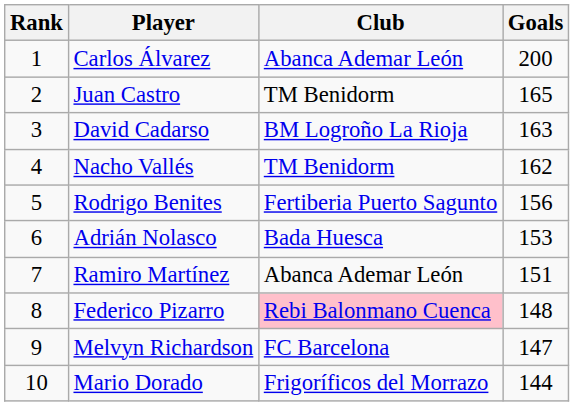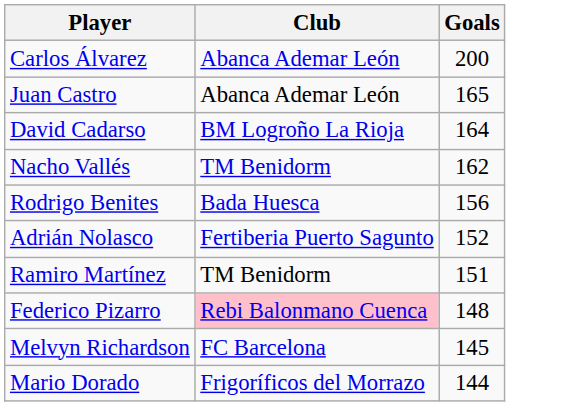- column: (36, 22)
(329, 94) TM Benidorm -> (300, 94) Abanca Ademar León
(536, 130) 163 -> (472, 130) 164
(381, 202) Fertiberia Puerto Sagunto -> (260, 202) Bada Huesca
(323, 238) Bada Huesca -> (317, 238) Fertiberia Puerto Sagunto
(536, 238) 153 -> (472, 238) 152
(363, 274) Abanca Ademar León -> (266, 274) TM Benidorm
(536, 346) 147 -> (472, 346) 145
